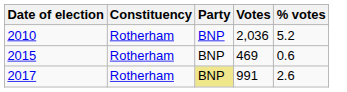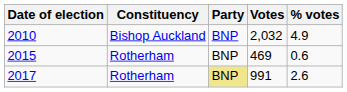(142, 35) Rotherham -> (158, 35) Bishop Auckland
(253, 35) 2,036 -> (266, 35) 2,032
(286, 35) 5.2 -> (299, 35) 4.9
